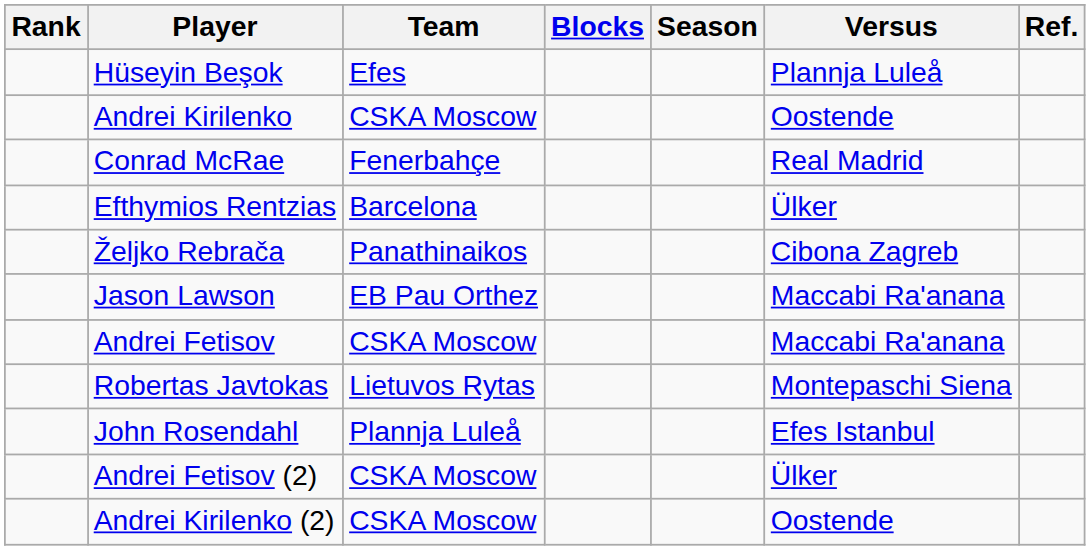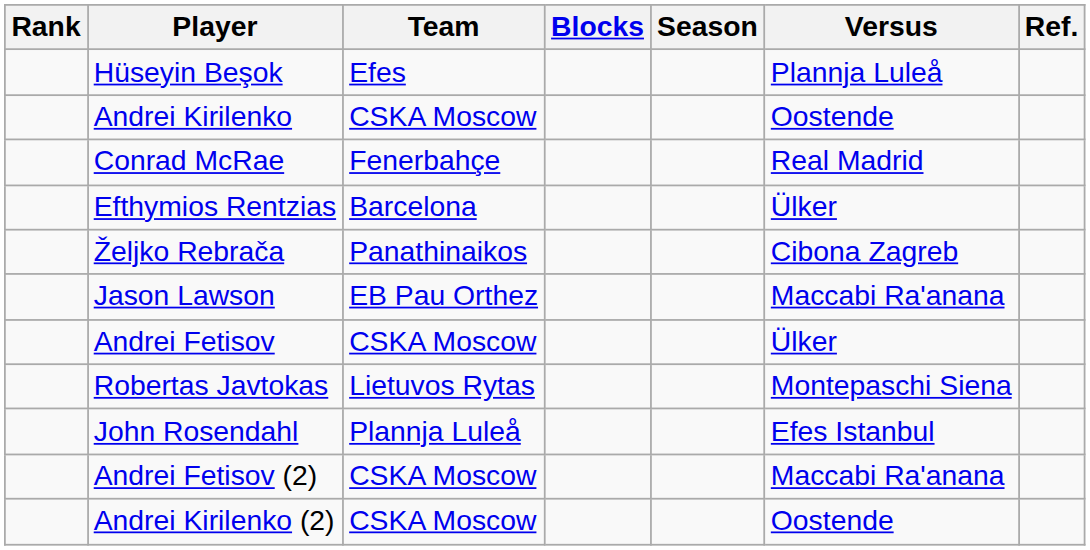(888, 341) Maccabi Ra'anana -> (804, 341) Ülker
(804, 476) Ülker -> (888, 476) Maccabi Ra'anana
